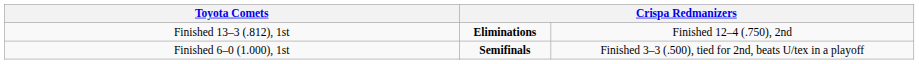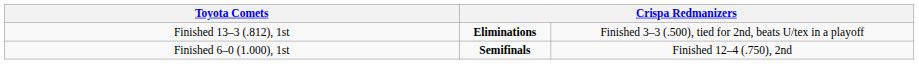(732, 31) Finished 12–4 (.750), 2nd -> (732, 31) Finished 3–3 (.500), tied for 2nd, beats U/tex in a playoff
(732, 50) Finished 3–3 (.500), tied for 2nd, beats U/tex in a playoff -> (732, 50) Finished 12–4 (.750), 2nd
